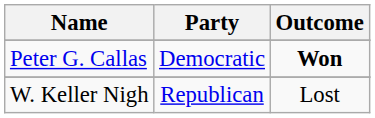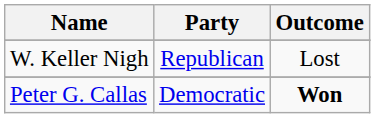rows swapped: (78, 58) <-> (79, 94)
